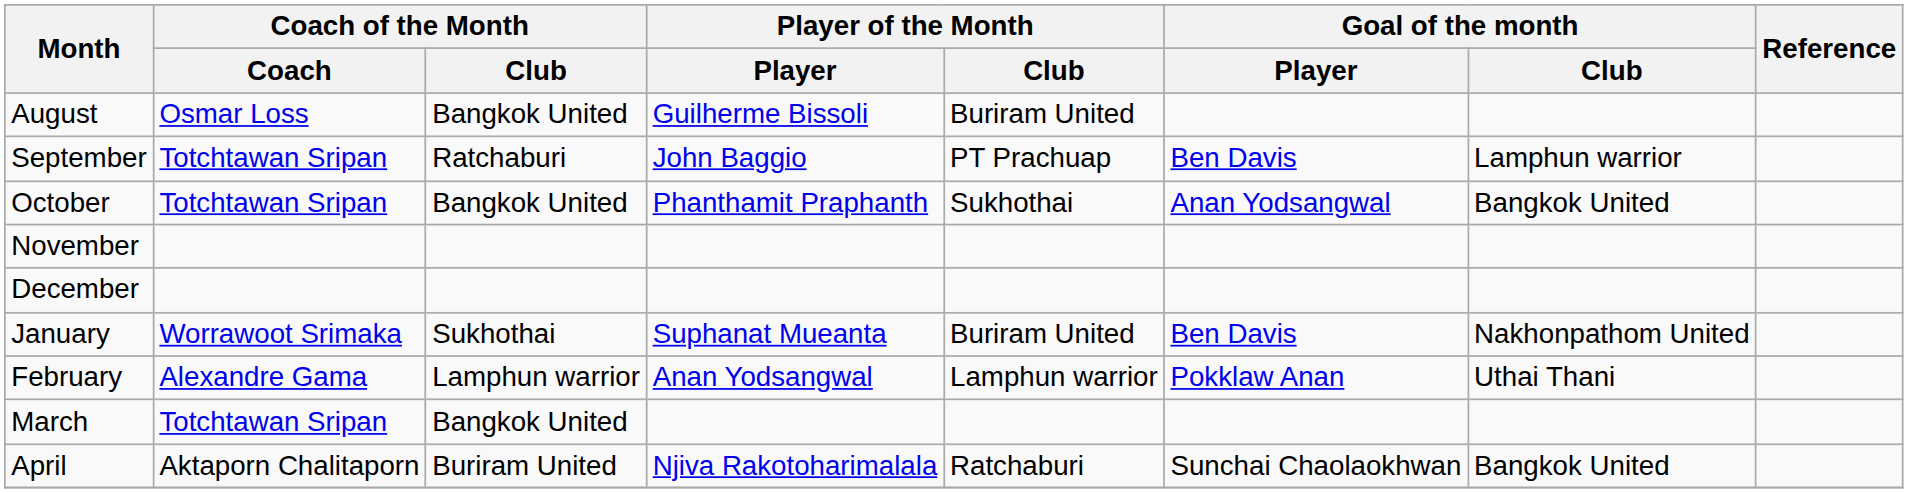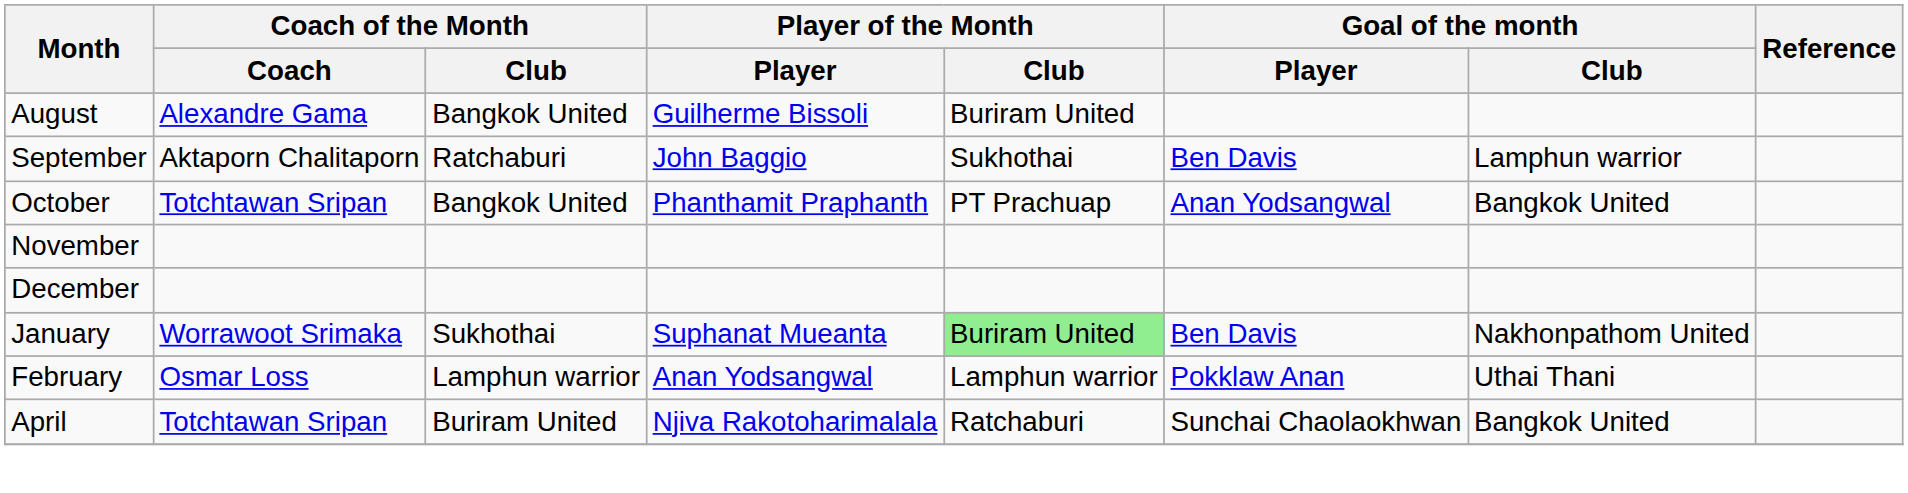(234, 114) Osmar Loss -> (263, 114) Alexandre Gama
(273, 158) Totchtawan Sripan -> (289, 158) Aktaporn Chalitaporn
(1031, 158) PT Prachuap -> (1012, 158) Sukhothai
(1012, 202) Sukhothai -> (1031, 202) PT Prachuap
(1042, 333) no background -> (1042, 333) lightgreen background
(263, 377) Alexandre Gama -> (234, 377) Osmar Loss
- row: (50, 421)
(289, 465) Aktaporn Chalitaporn -> (273, 421) Totchtawan Sripan
